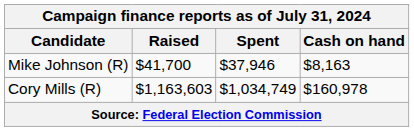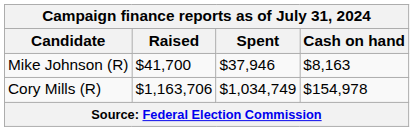(174, 89) $1,163,603 -> (174, 89) $1,163,706
(335, 89) $160,978 -> (335, 89) $154,978
